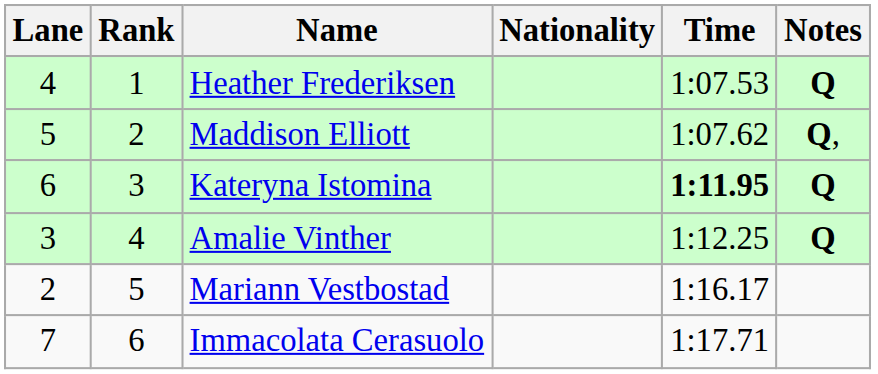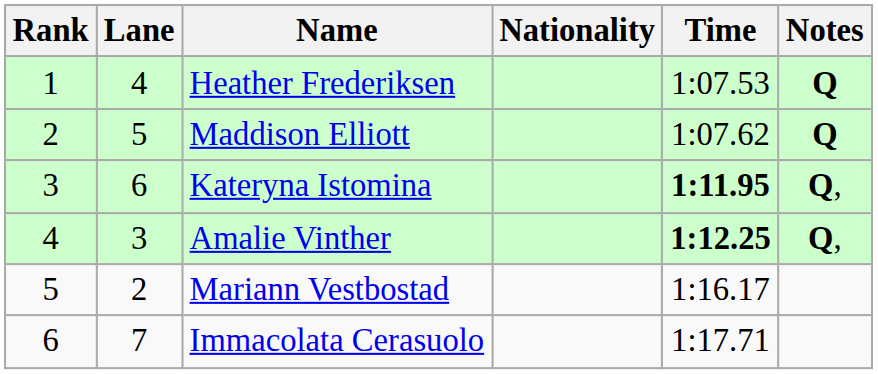columns swapped: (136, 30) <-> (48, 30)
(823, 133) Q, -> (825, 133) Q
(823, 185) Q -> (825, 185) Q,
(720, 237) normal -> (721, 237) bold
(823, 237) Q -> (825, 237) Q,
